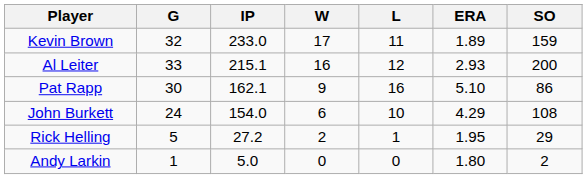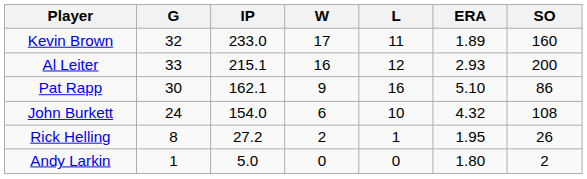(544, 40) 159 -> (544, 40) 160
(470, 112) 4.29 -> (470, 112) 4.32
(173, 137) 5 -> (173, 137) 8
(544, 137) 29 -> (544, 137) 26
